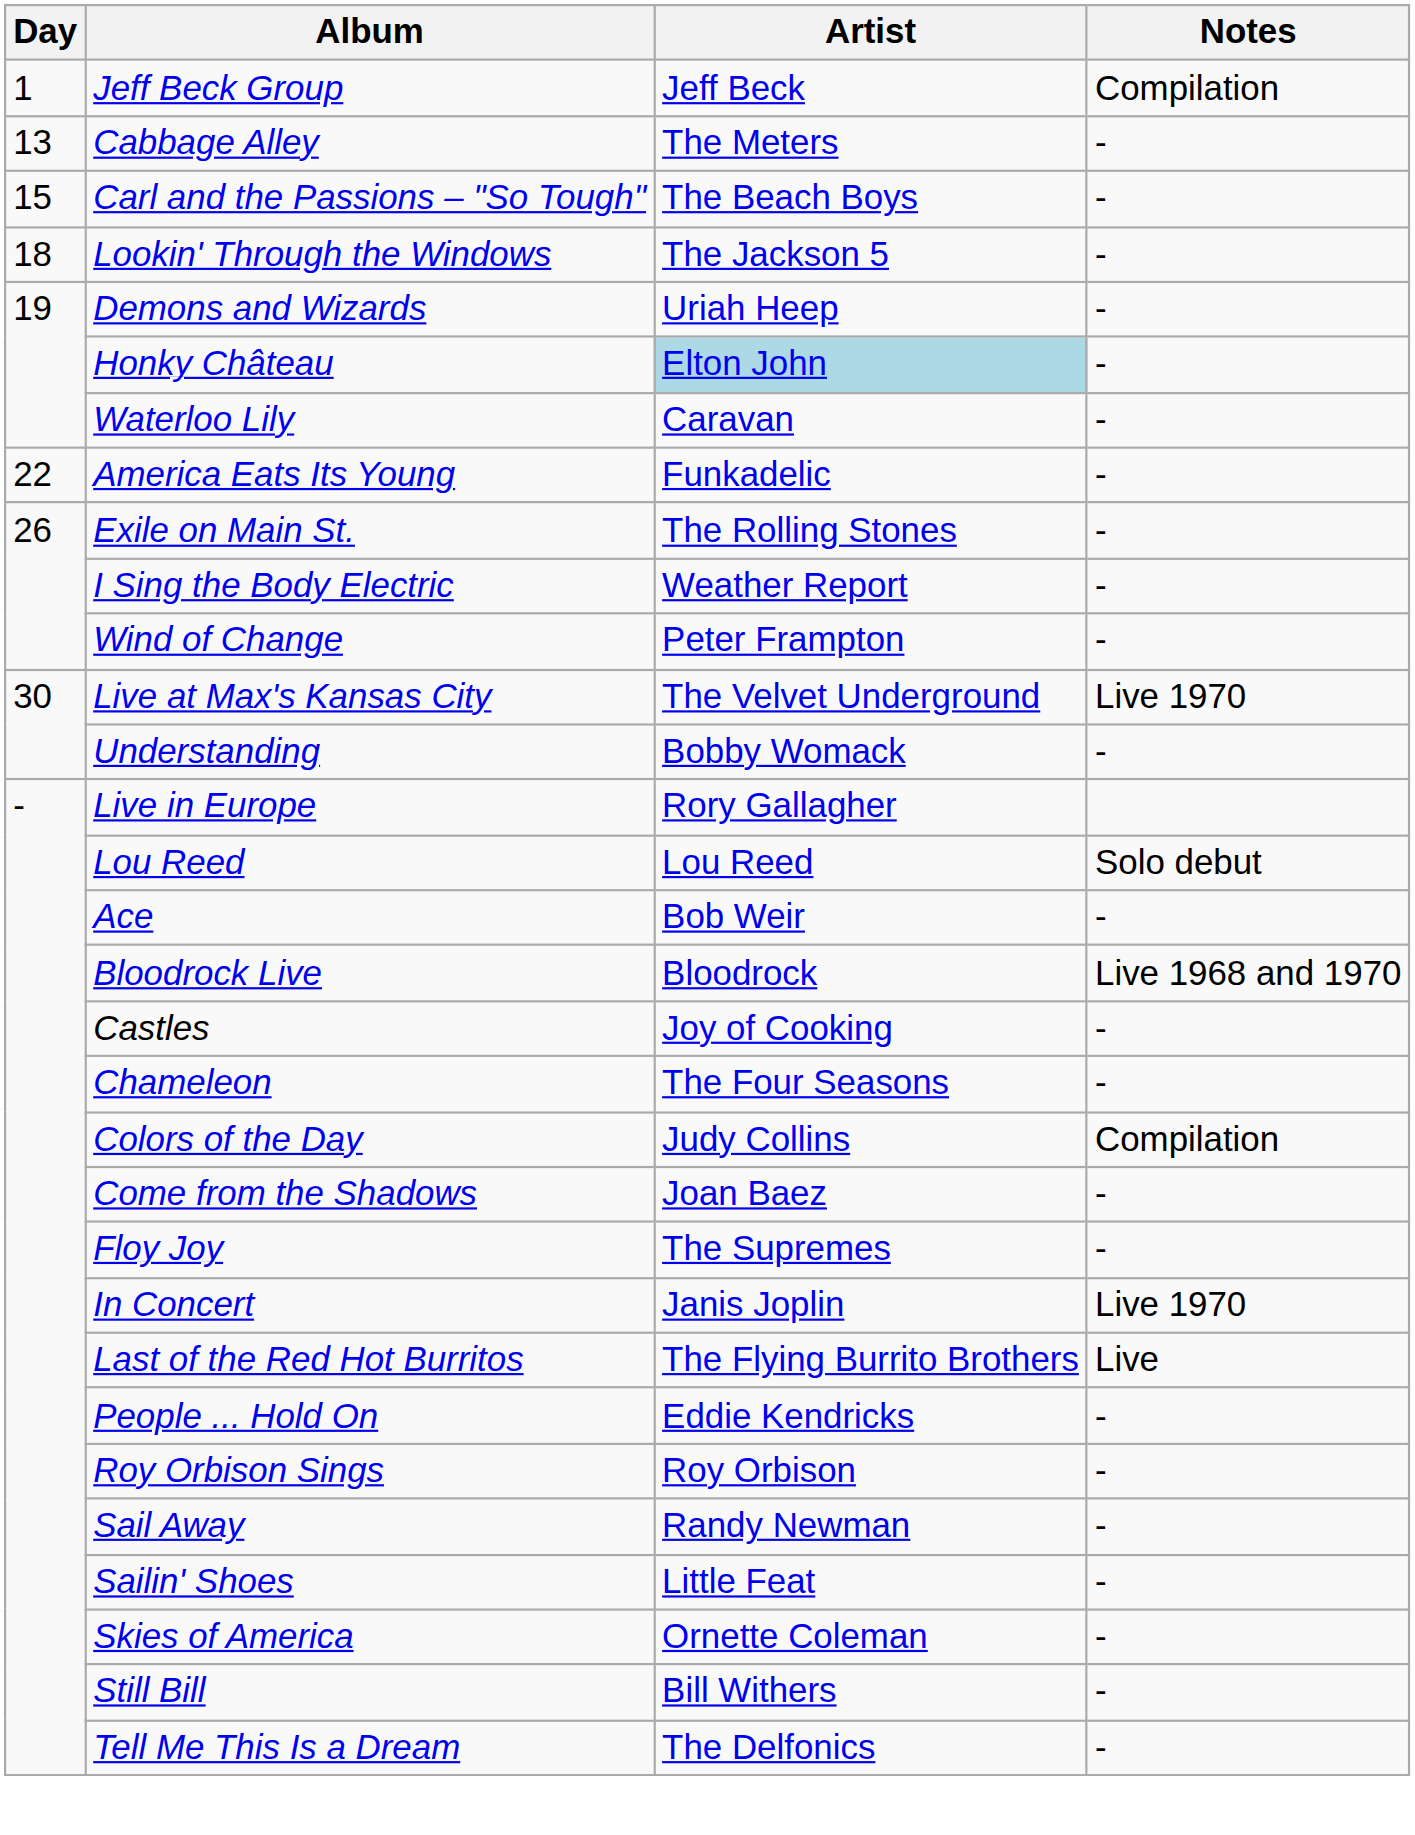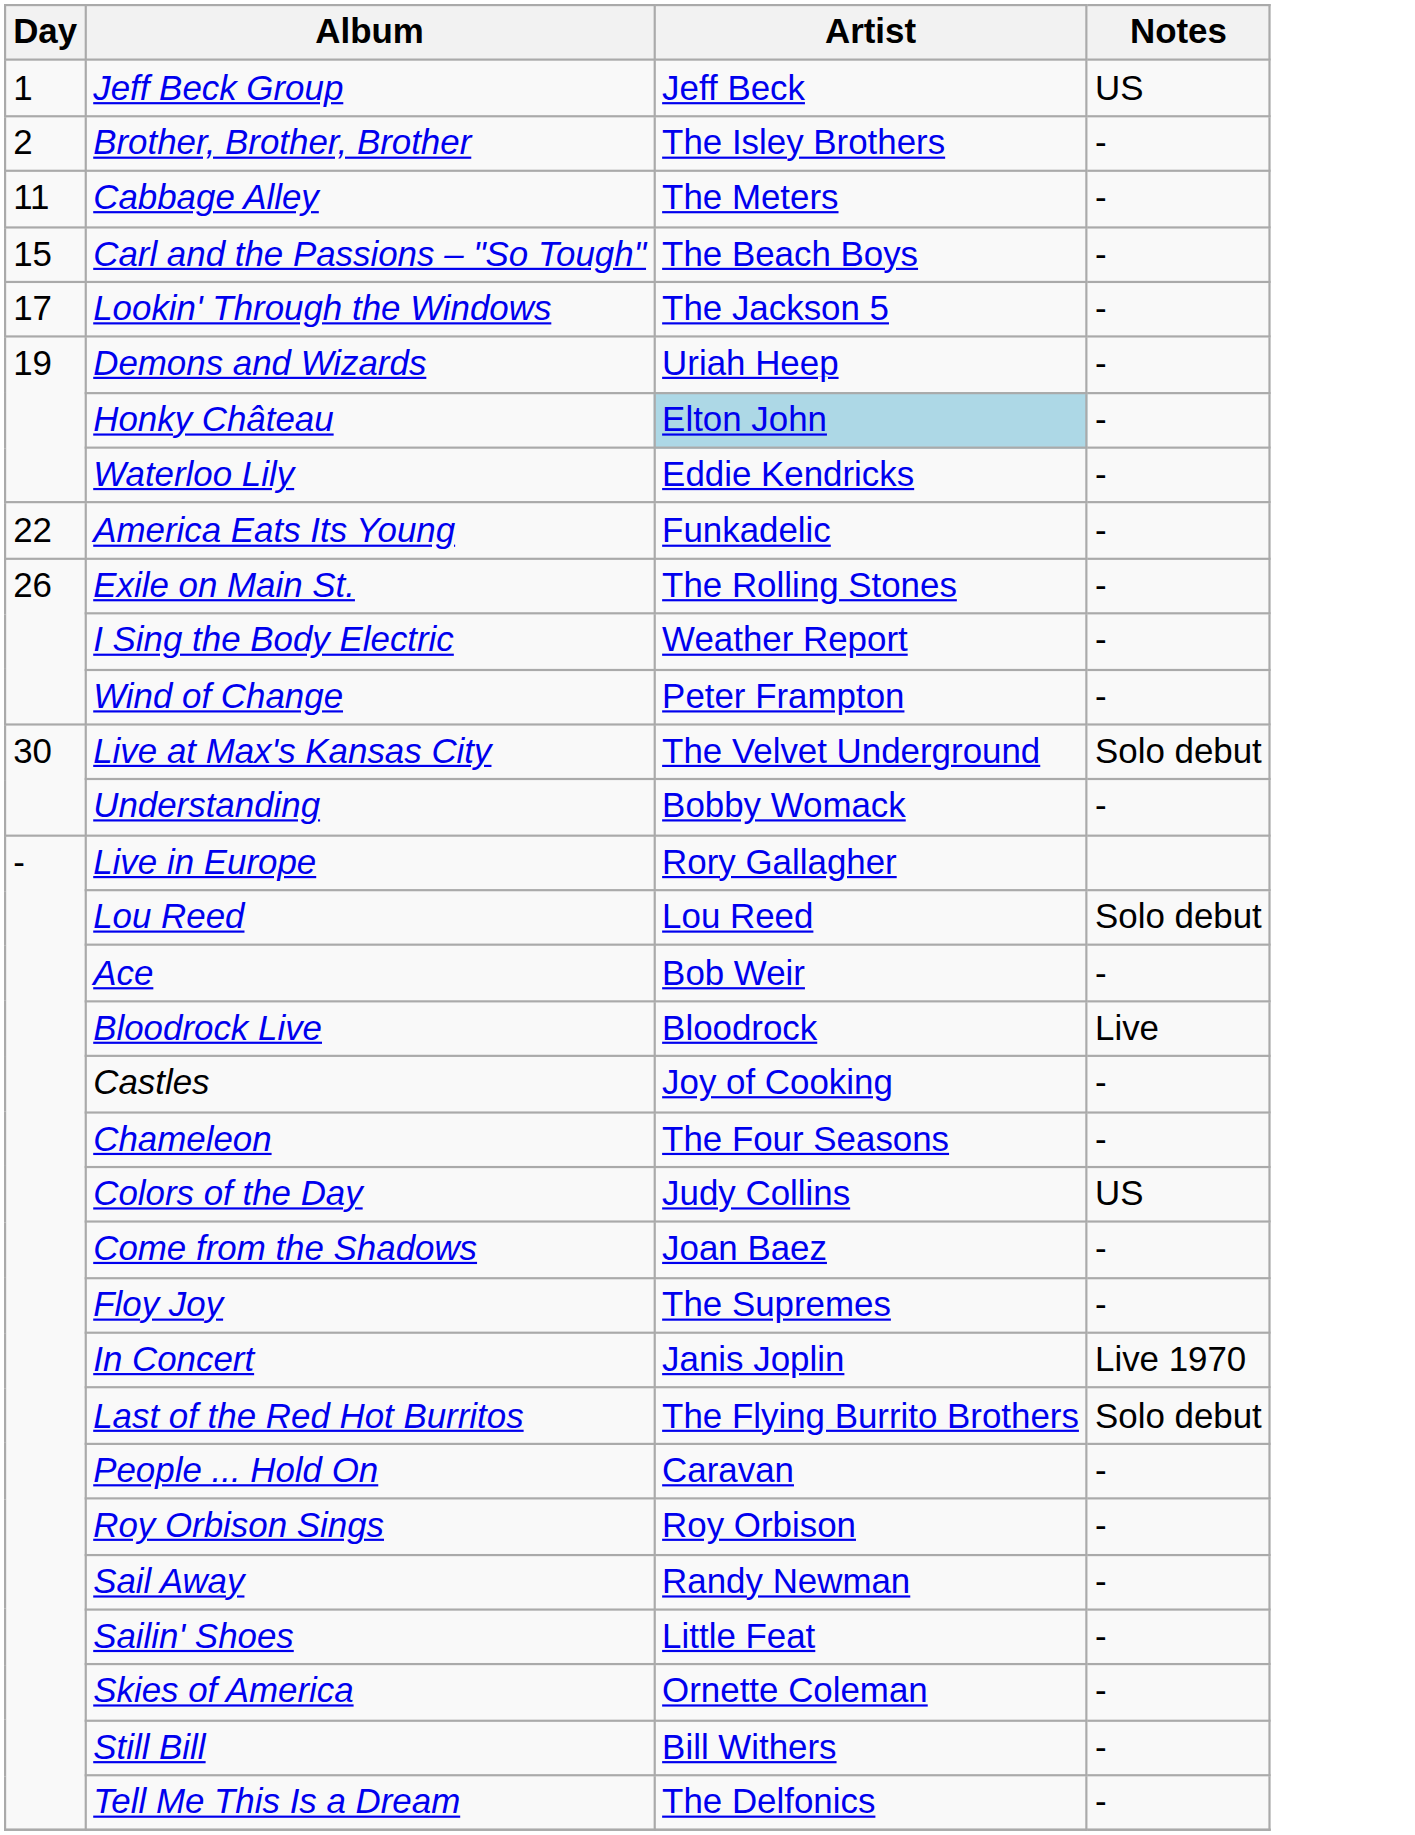(1187, 87) Compilation -> (1119, 87) US
+ row: (282, 142)
(33, 142) 13 -> (31, 198) 11
(33, 253) 18 -> (33, 308) 17
(728, 419) Caravan -> (788, 474) Eddie Kendricks
(1171, 695) Live 1970 -> (1178, 751) Solo debut
(1248, 972) Live 1968 and 1970 -> (1127, 1027) Live
(1187, 1138) Compilation -> (1119, 1193) US
(1127, 1359) Live -> (1178, 1415) Solo debut
(788, 1415) Eddie Kendricks -> (728, 1470) Caravan
